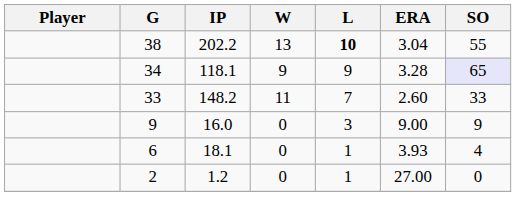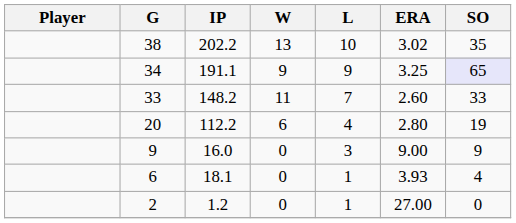(348, 44) bold -> (348, 44) normal
(413, 44) 3.04 -> (413, 44) 3.02
(478, 44) 55 -> (478, 44) 35
(218, 71) 118.1 -> (218, 71) 191.1
(413, 71) 3.28 -> (413, 71) 3.25
+ row: (153, 124)
